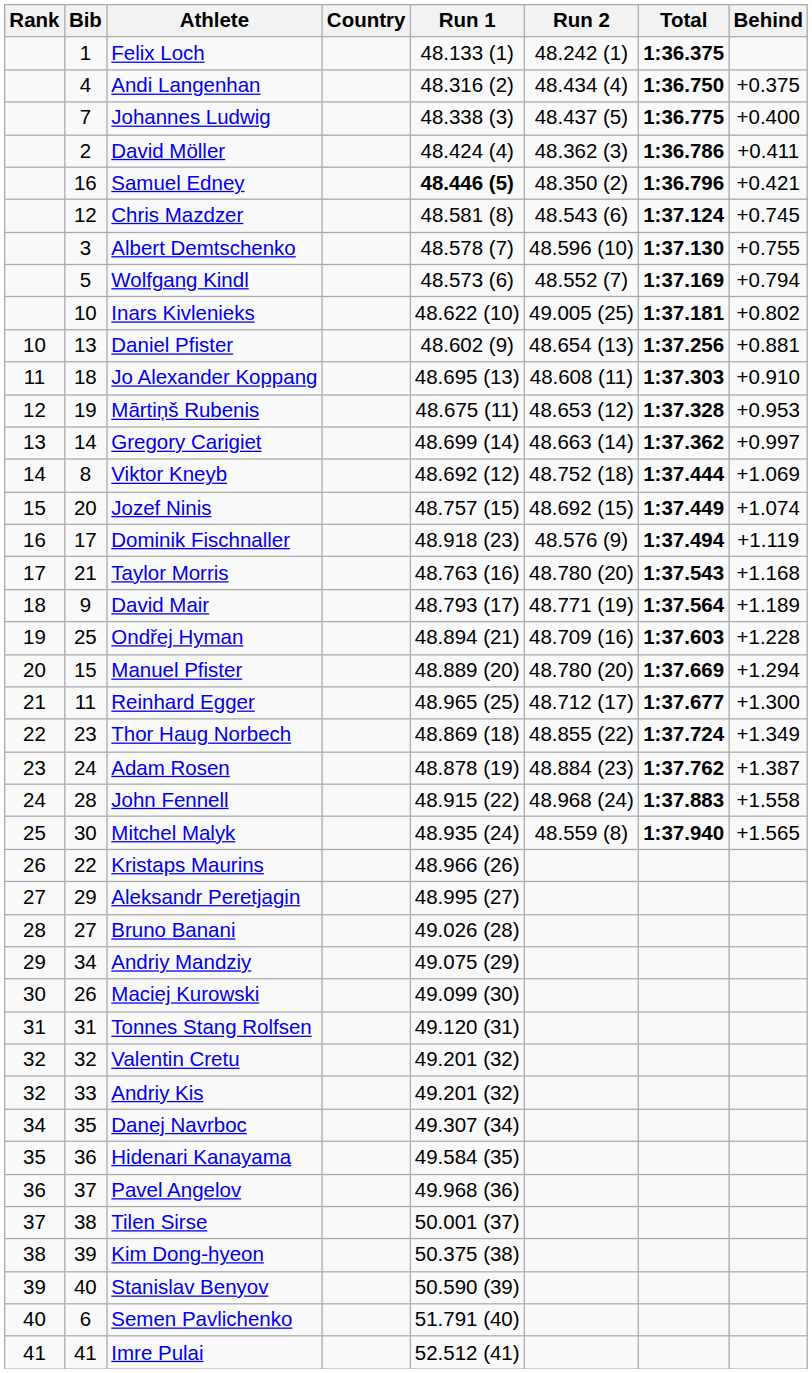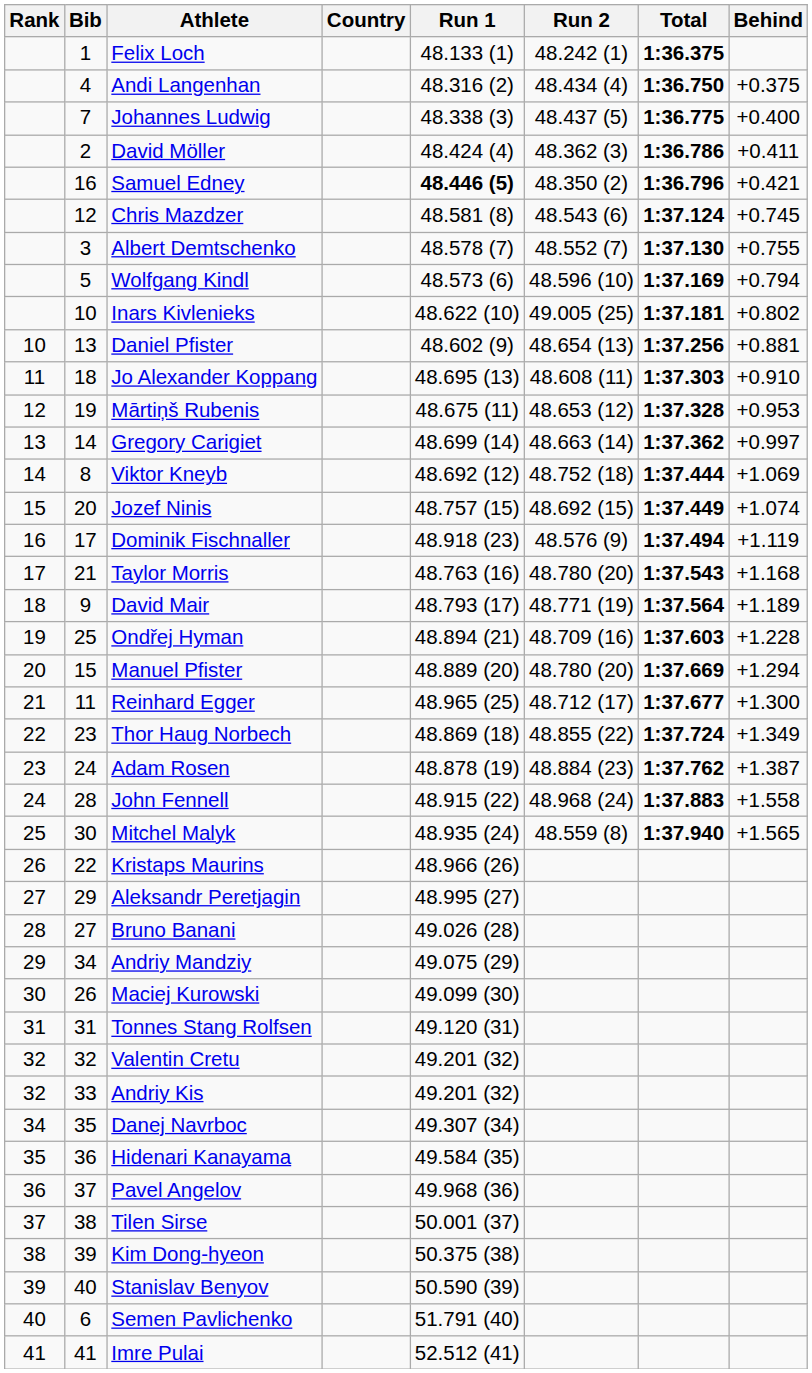(581, 248) 48.596 (10) -> (581, 248) 48.552 (7)
(581, 280) 48.552 (7) -> (581, 280) 48.596 (10)
